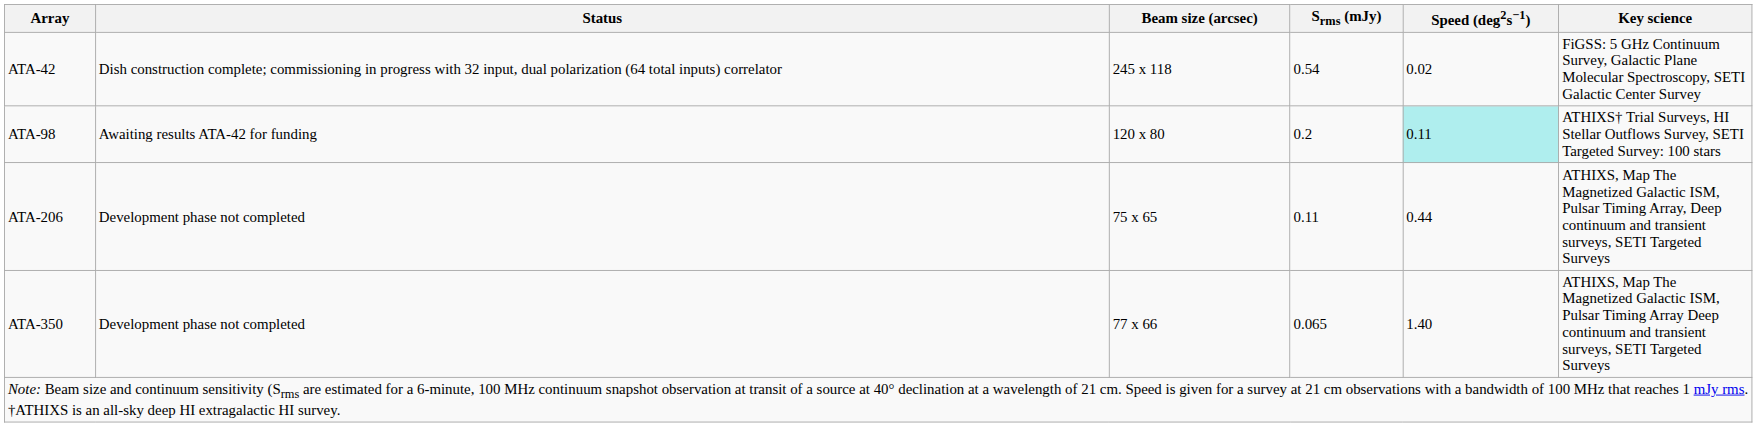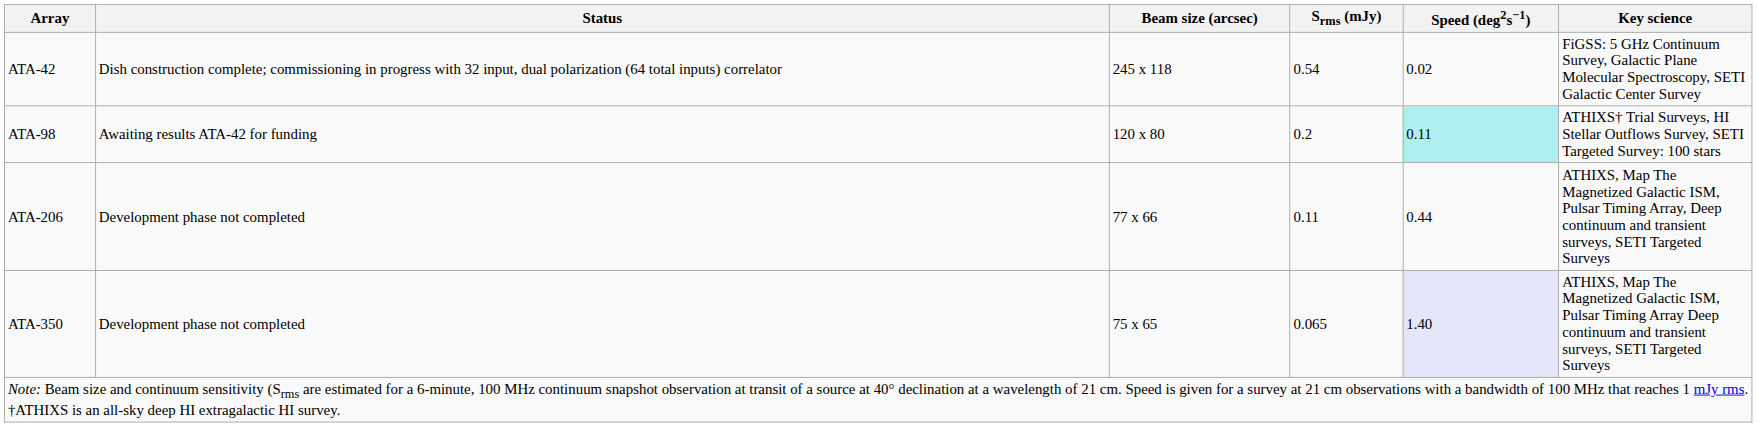(1135, 216) 75 x 65 -> (1135, 216) 77 x 66
(1135, 323) 77 x 66 -> (1135, 323) 75 x 65
(1419, 323) no background -> (1419, 323) lavender background
